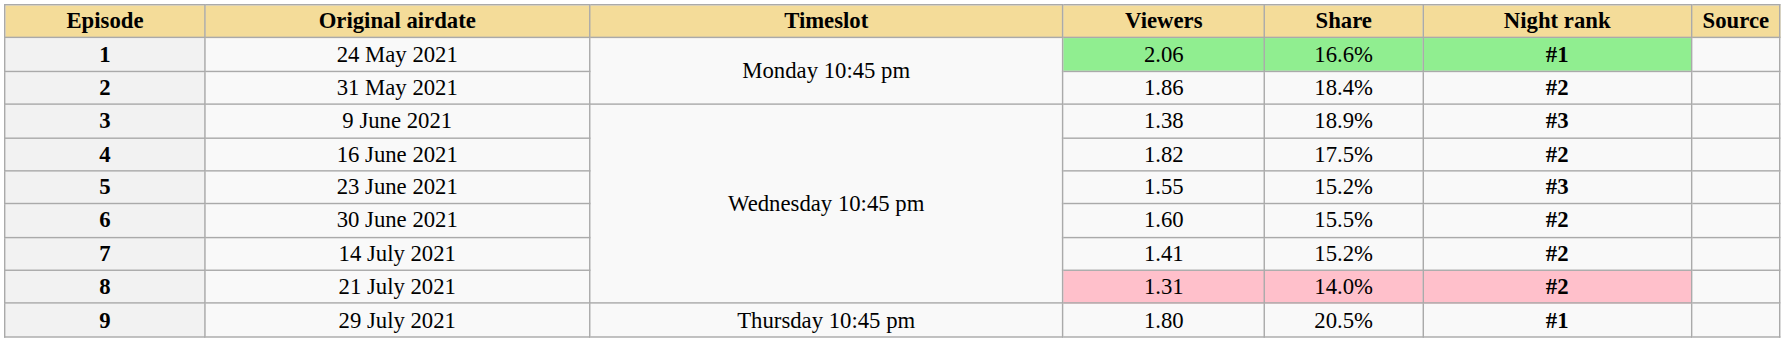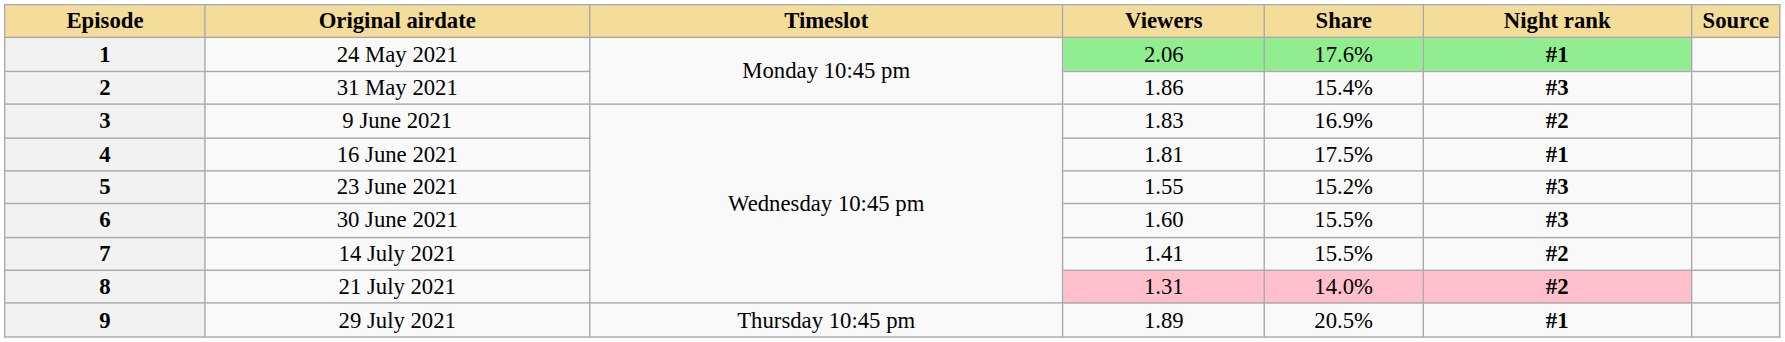(1344, 54) 16.6% -> (1344, 54) 17.6%
(1344, 87) 18.4% -> (1344, 87) 15.4%
(1557, 87) #2 -> (1557, 87) #3
(1164, 120) 1.38 -> (1164, 120) 1.83
(1344, 120) 18.9% -> (1344, 120) 16.9%
(1557, 120) #3 -> (1557, 120) #2
(1164, 153) 1.82 -> (1164, 153) 1.81
(1557, 153) #2 -> (1557, 153) #1
(1557, 220) #2 -> (1557, 220) #3
(1344, 253) 15.2% -> (1344, 253) 15.5%
(1164, 319) 1.80 -> (1164, 319) 1.89
